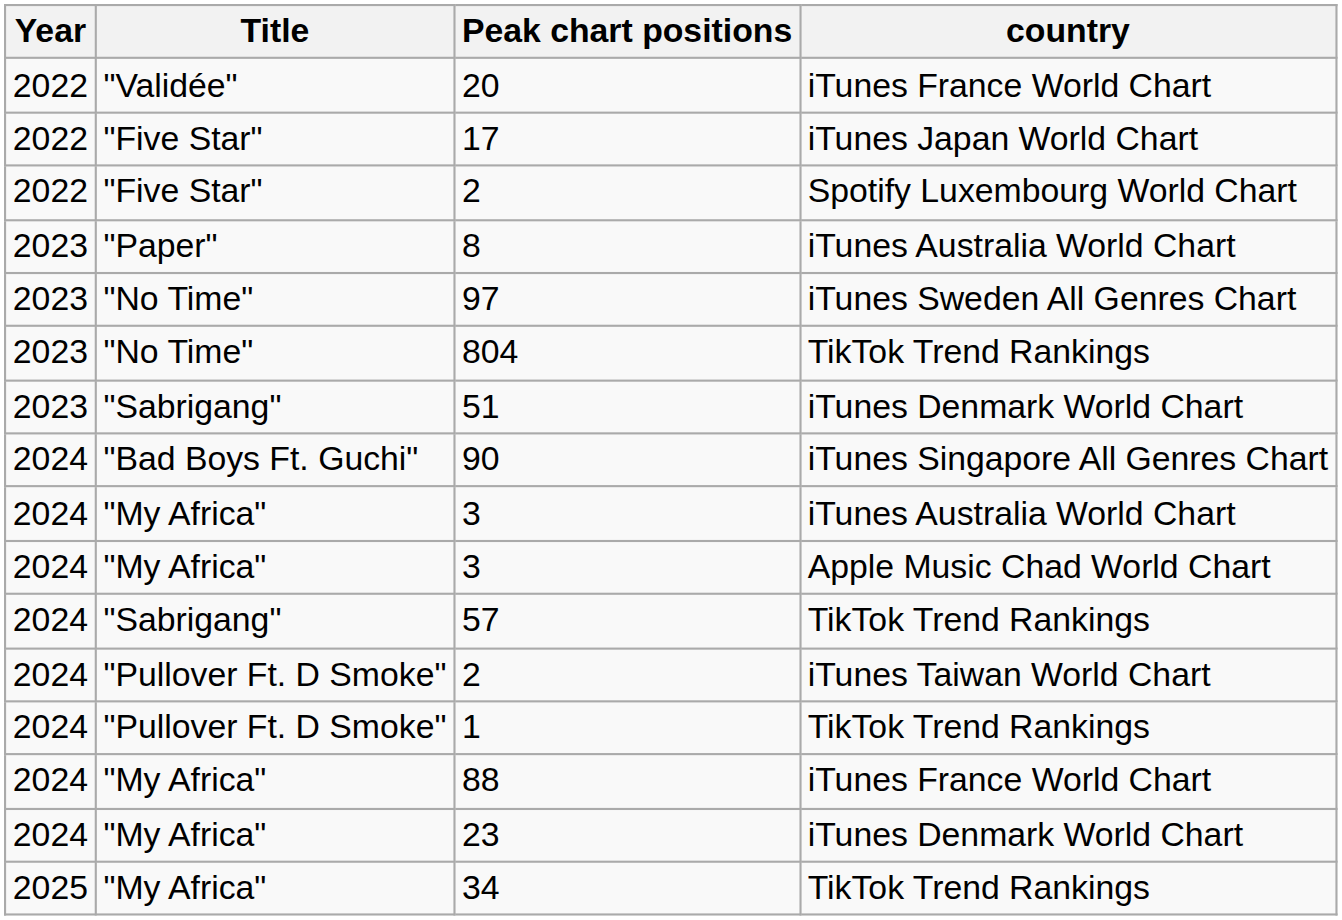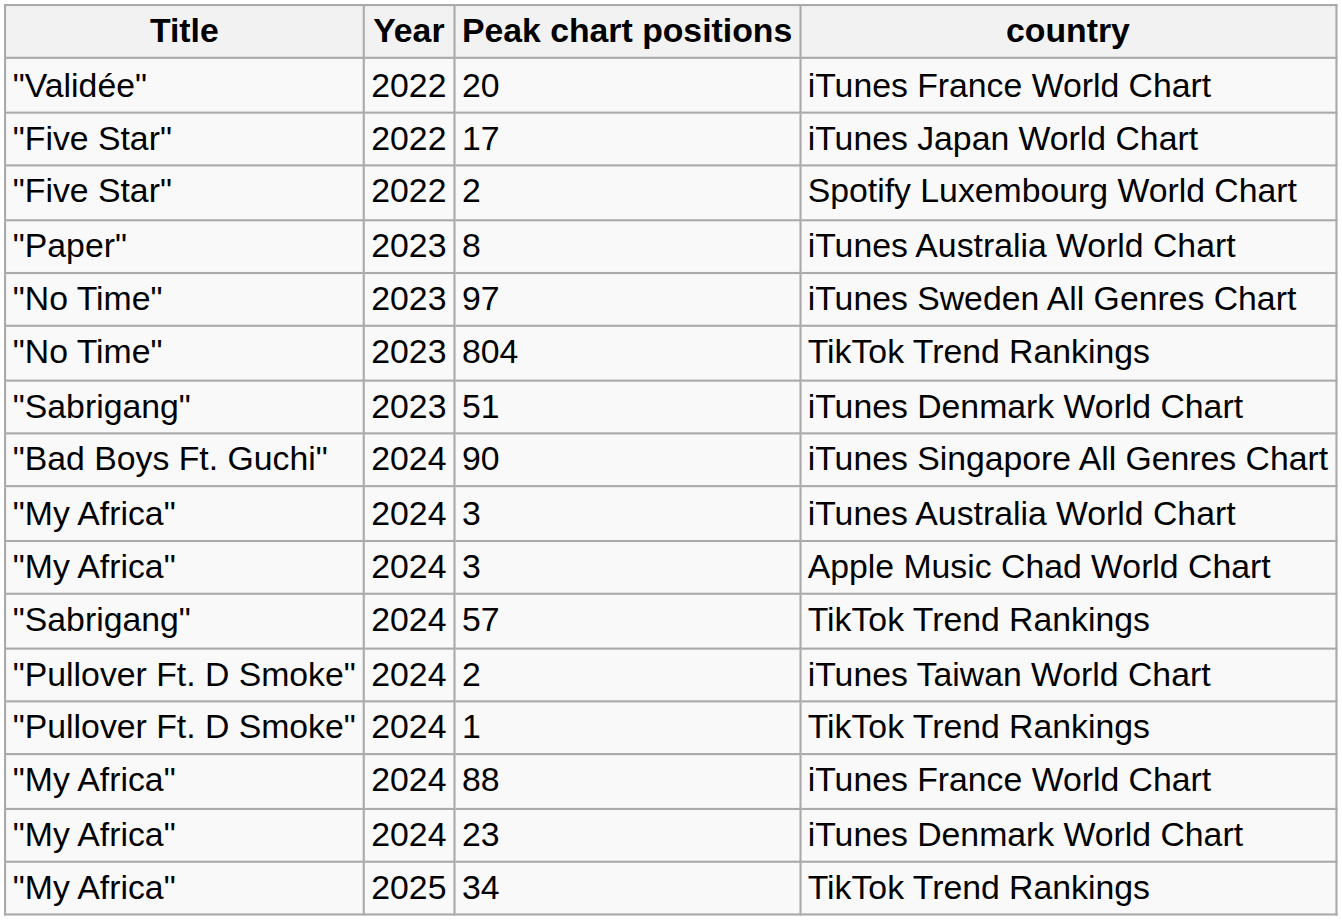columns swapped: (275, 31) <-> (50, 31)
